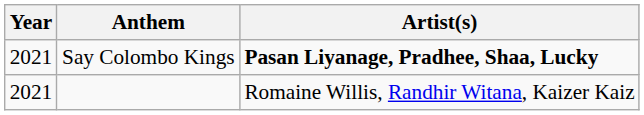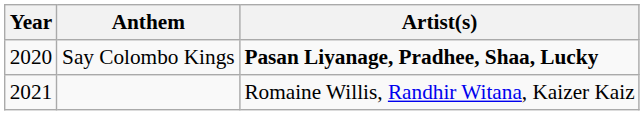(31, 57) 2021 -> (31, 57) 2020
